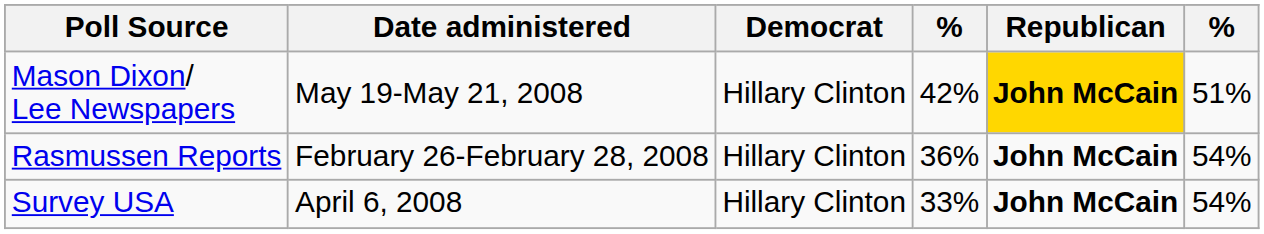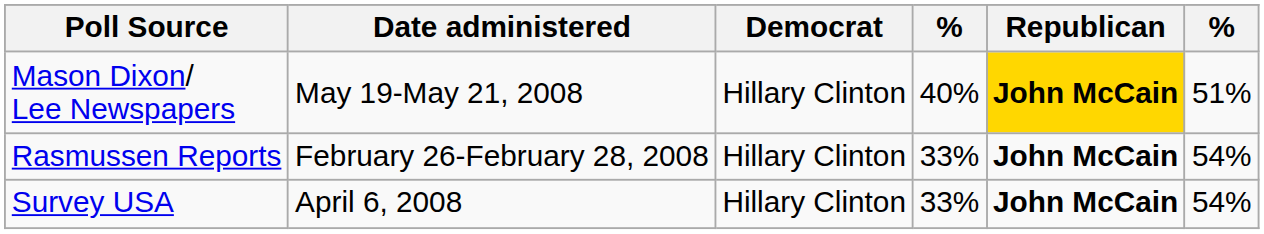(949, 92) 42% -> (949, 92) 40%
(949, 155) 36% -> (949, 155) 33%
